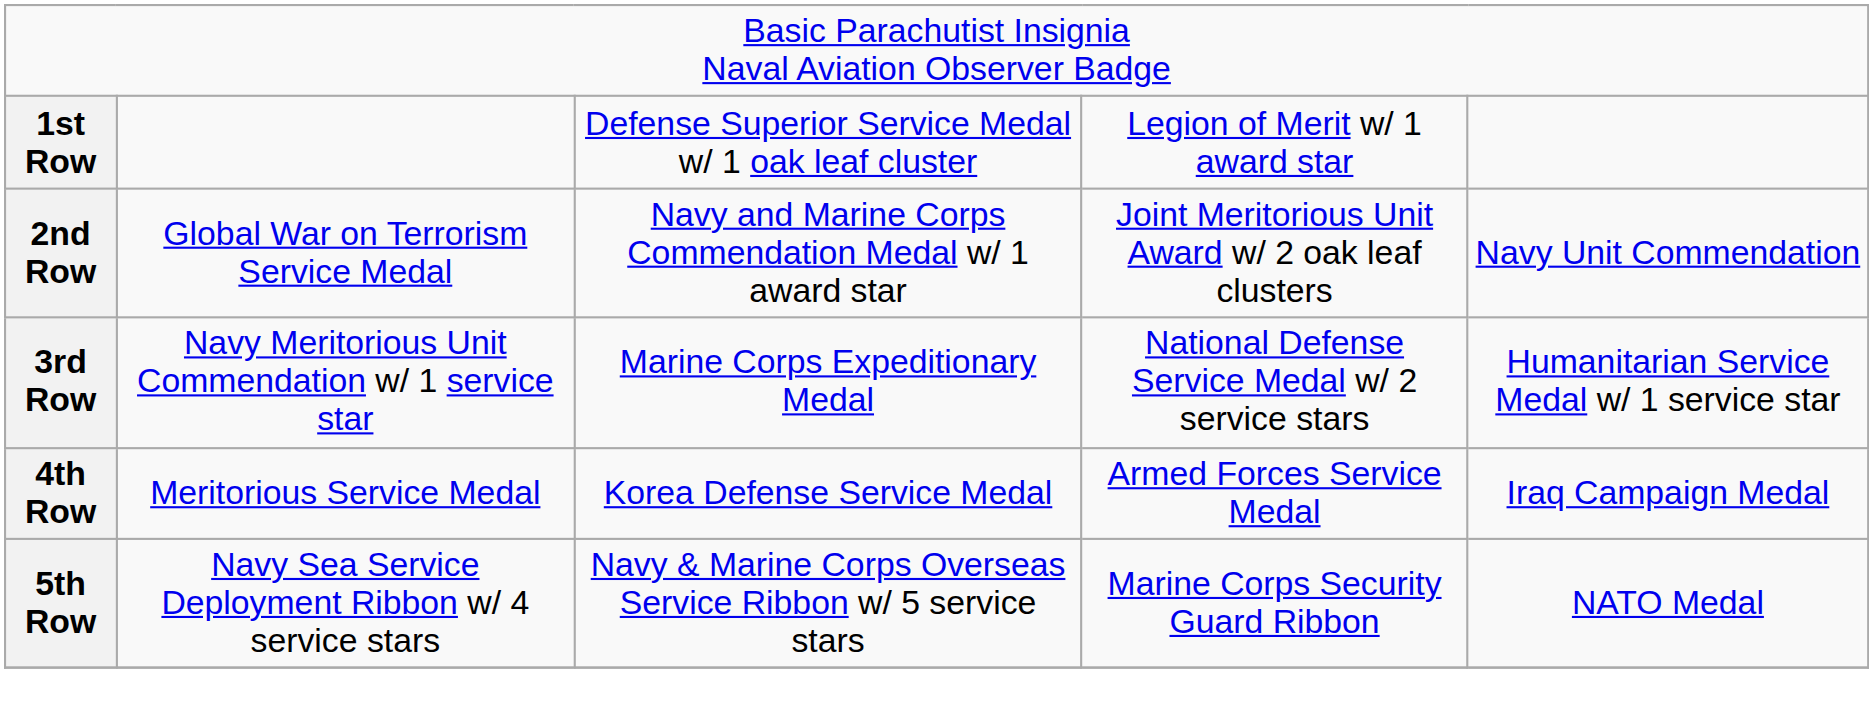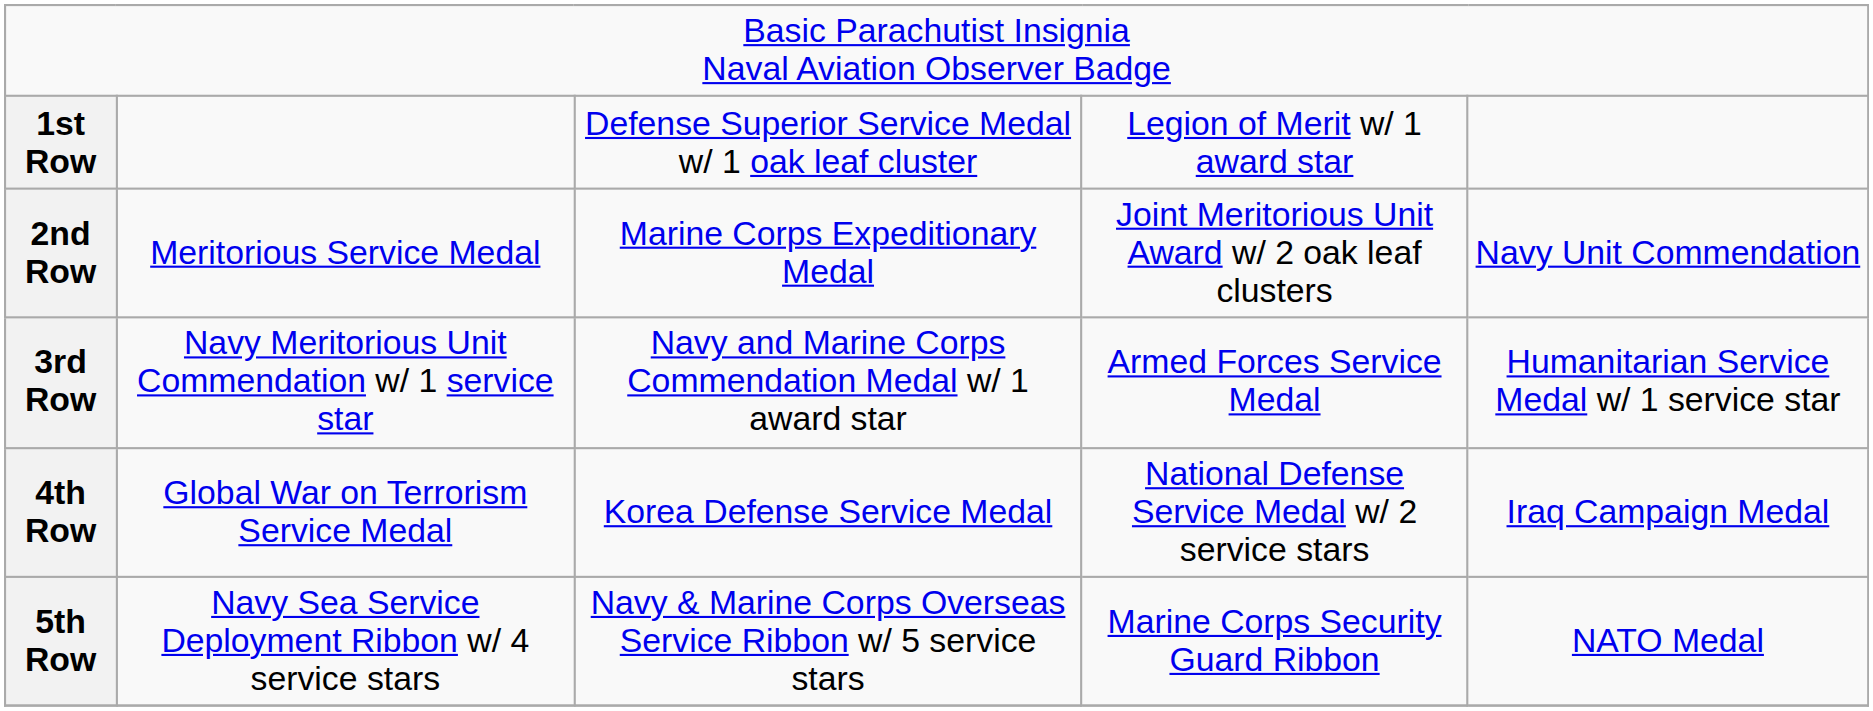(345, 252) Global War on Terrorism Service Medal -> (345, 252) Meritorious Service Medal
(828, 252) Navy and Marine Corps Commendation Medal w/ 1 award star -> (828, 252) Marine Corps Expeditionary Medal
(828, 381) Marine Corps Expeditionary Medal -> (828, 381) Navy and Marine Corps Commendation Medal w/ 1 award star
(1275, 381) National Defense Service Medal w/ 2 service stars -> (1275, 381) Armed Forces Service Medal
(345, 492) Meritorious Service Medal -> (345, 511) Global War on Terrorism Service Medal
(1275, 492) Armed Forces Service Medal -> (1275, 511) National Defense Service Medal w/ 2 service stars
